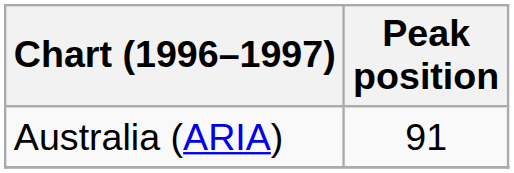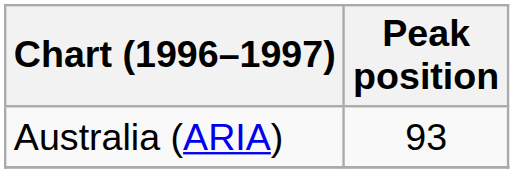(426, 136) 91 -> (426, 136) 93
